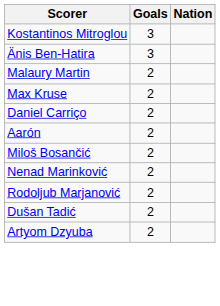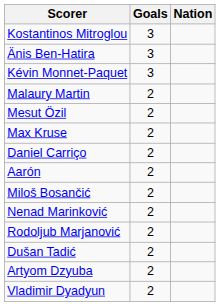+ row: (67, 73)
+ row: (37, 113)
+ row: (56, 291)
